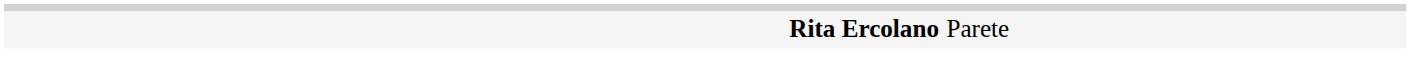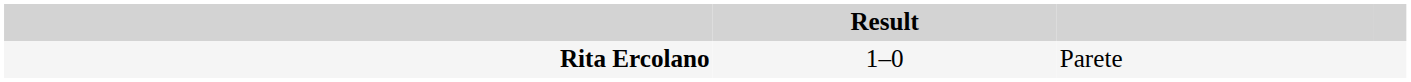+ column: (885, 22)
